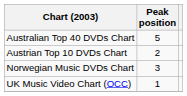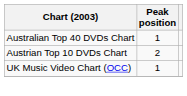(157, 38) 5 -> (157, 38) 1
- row: (70, 68)
